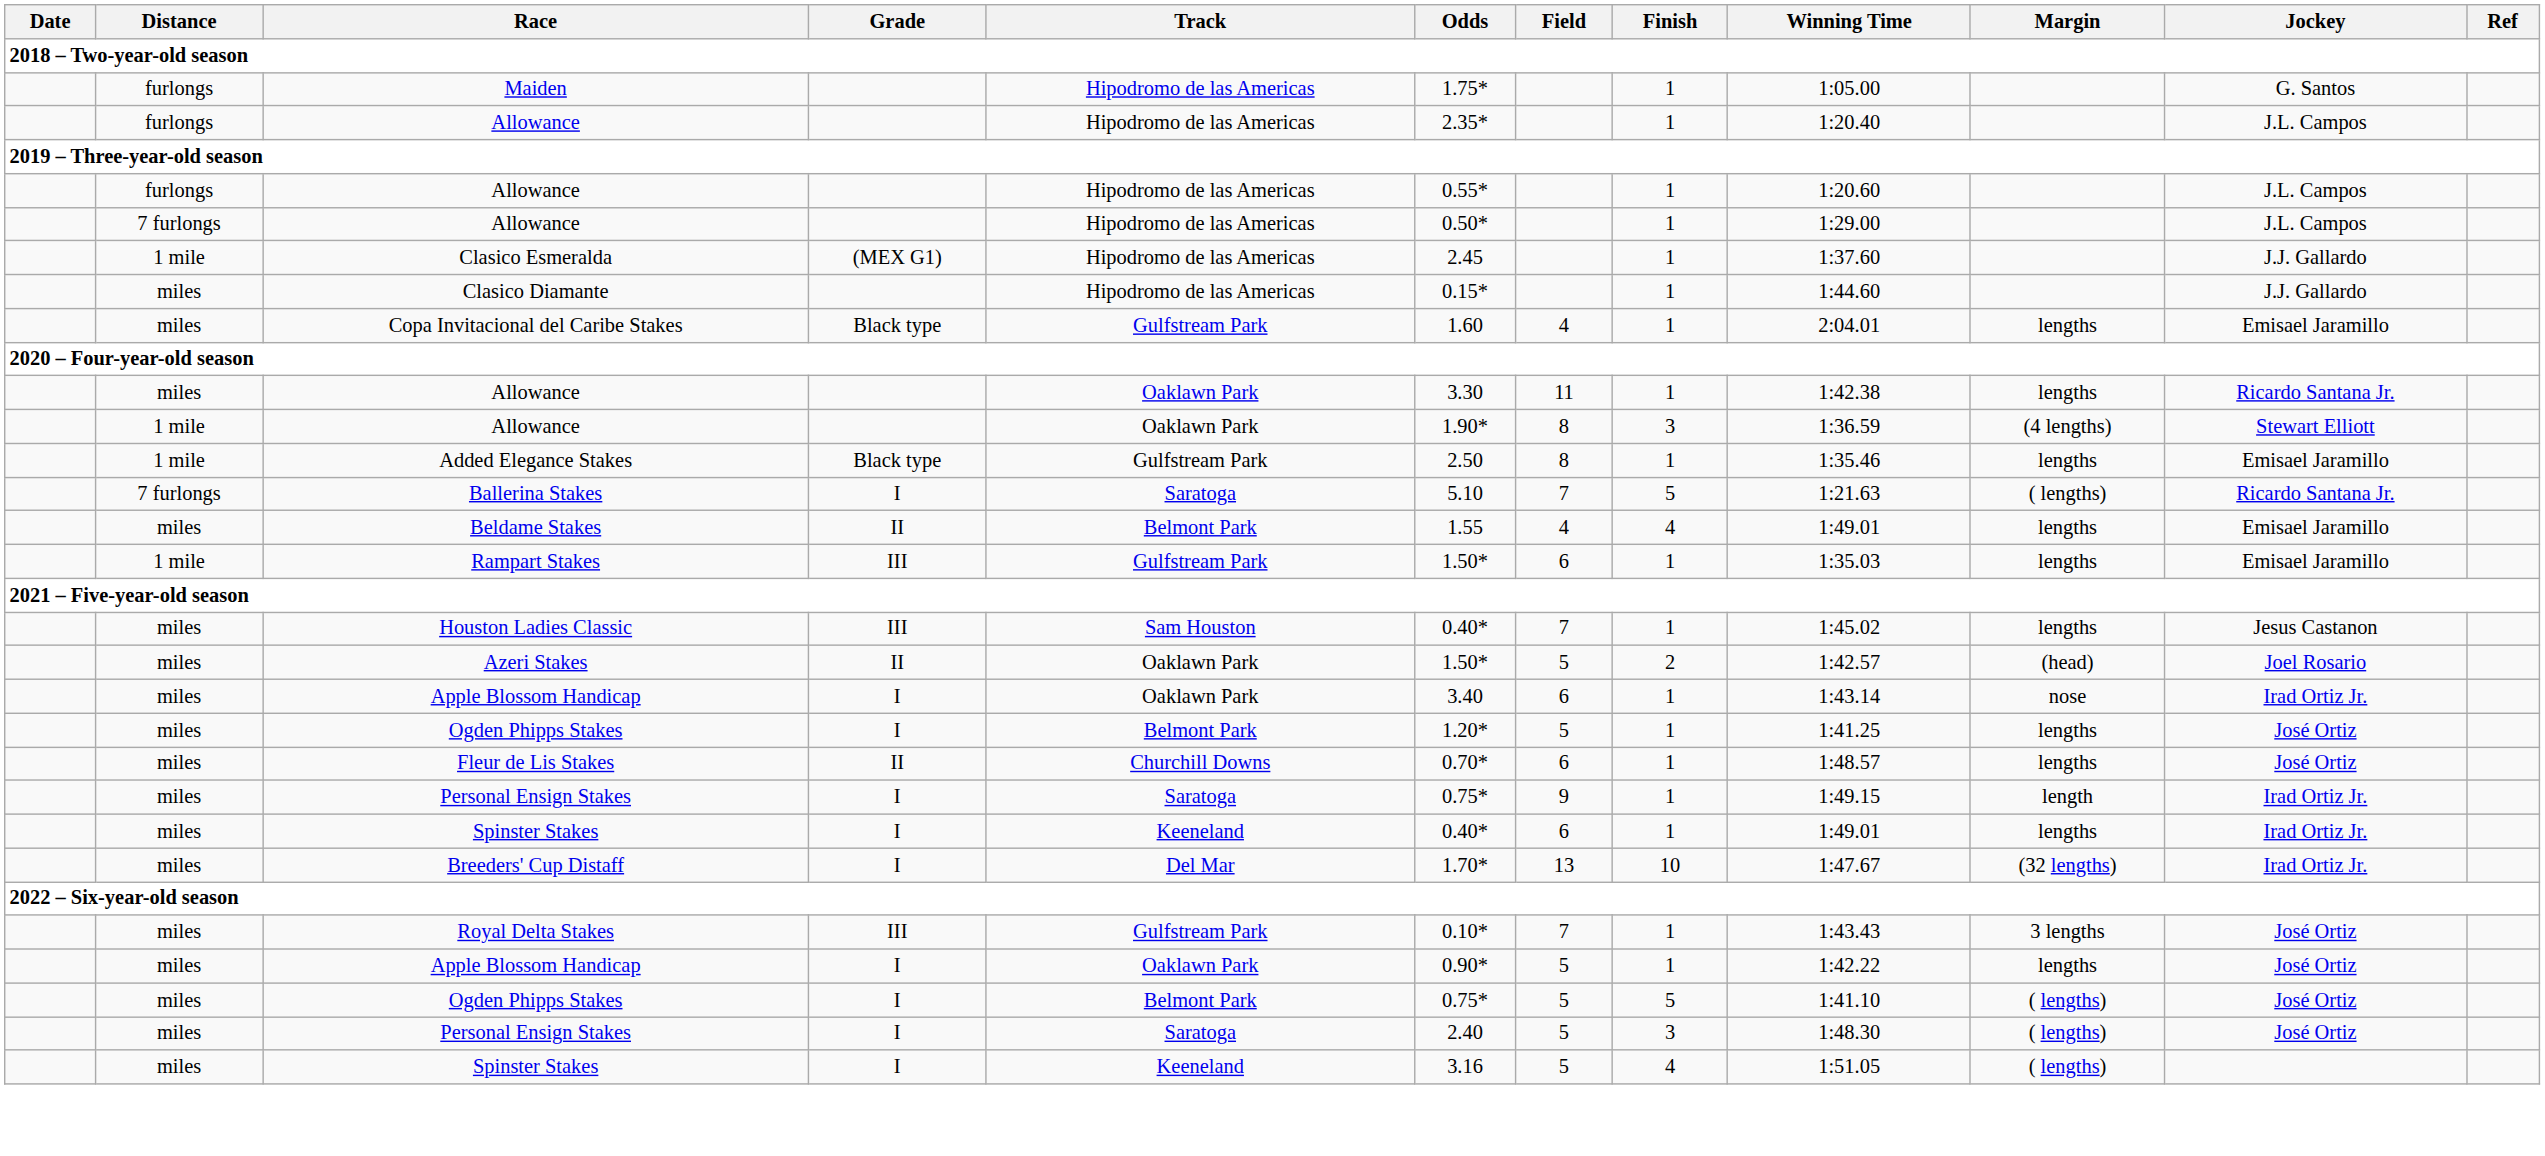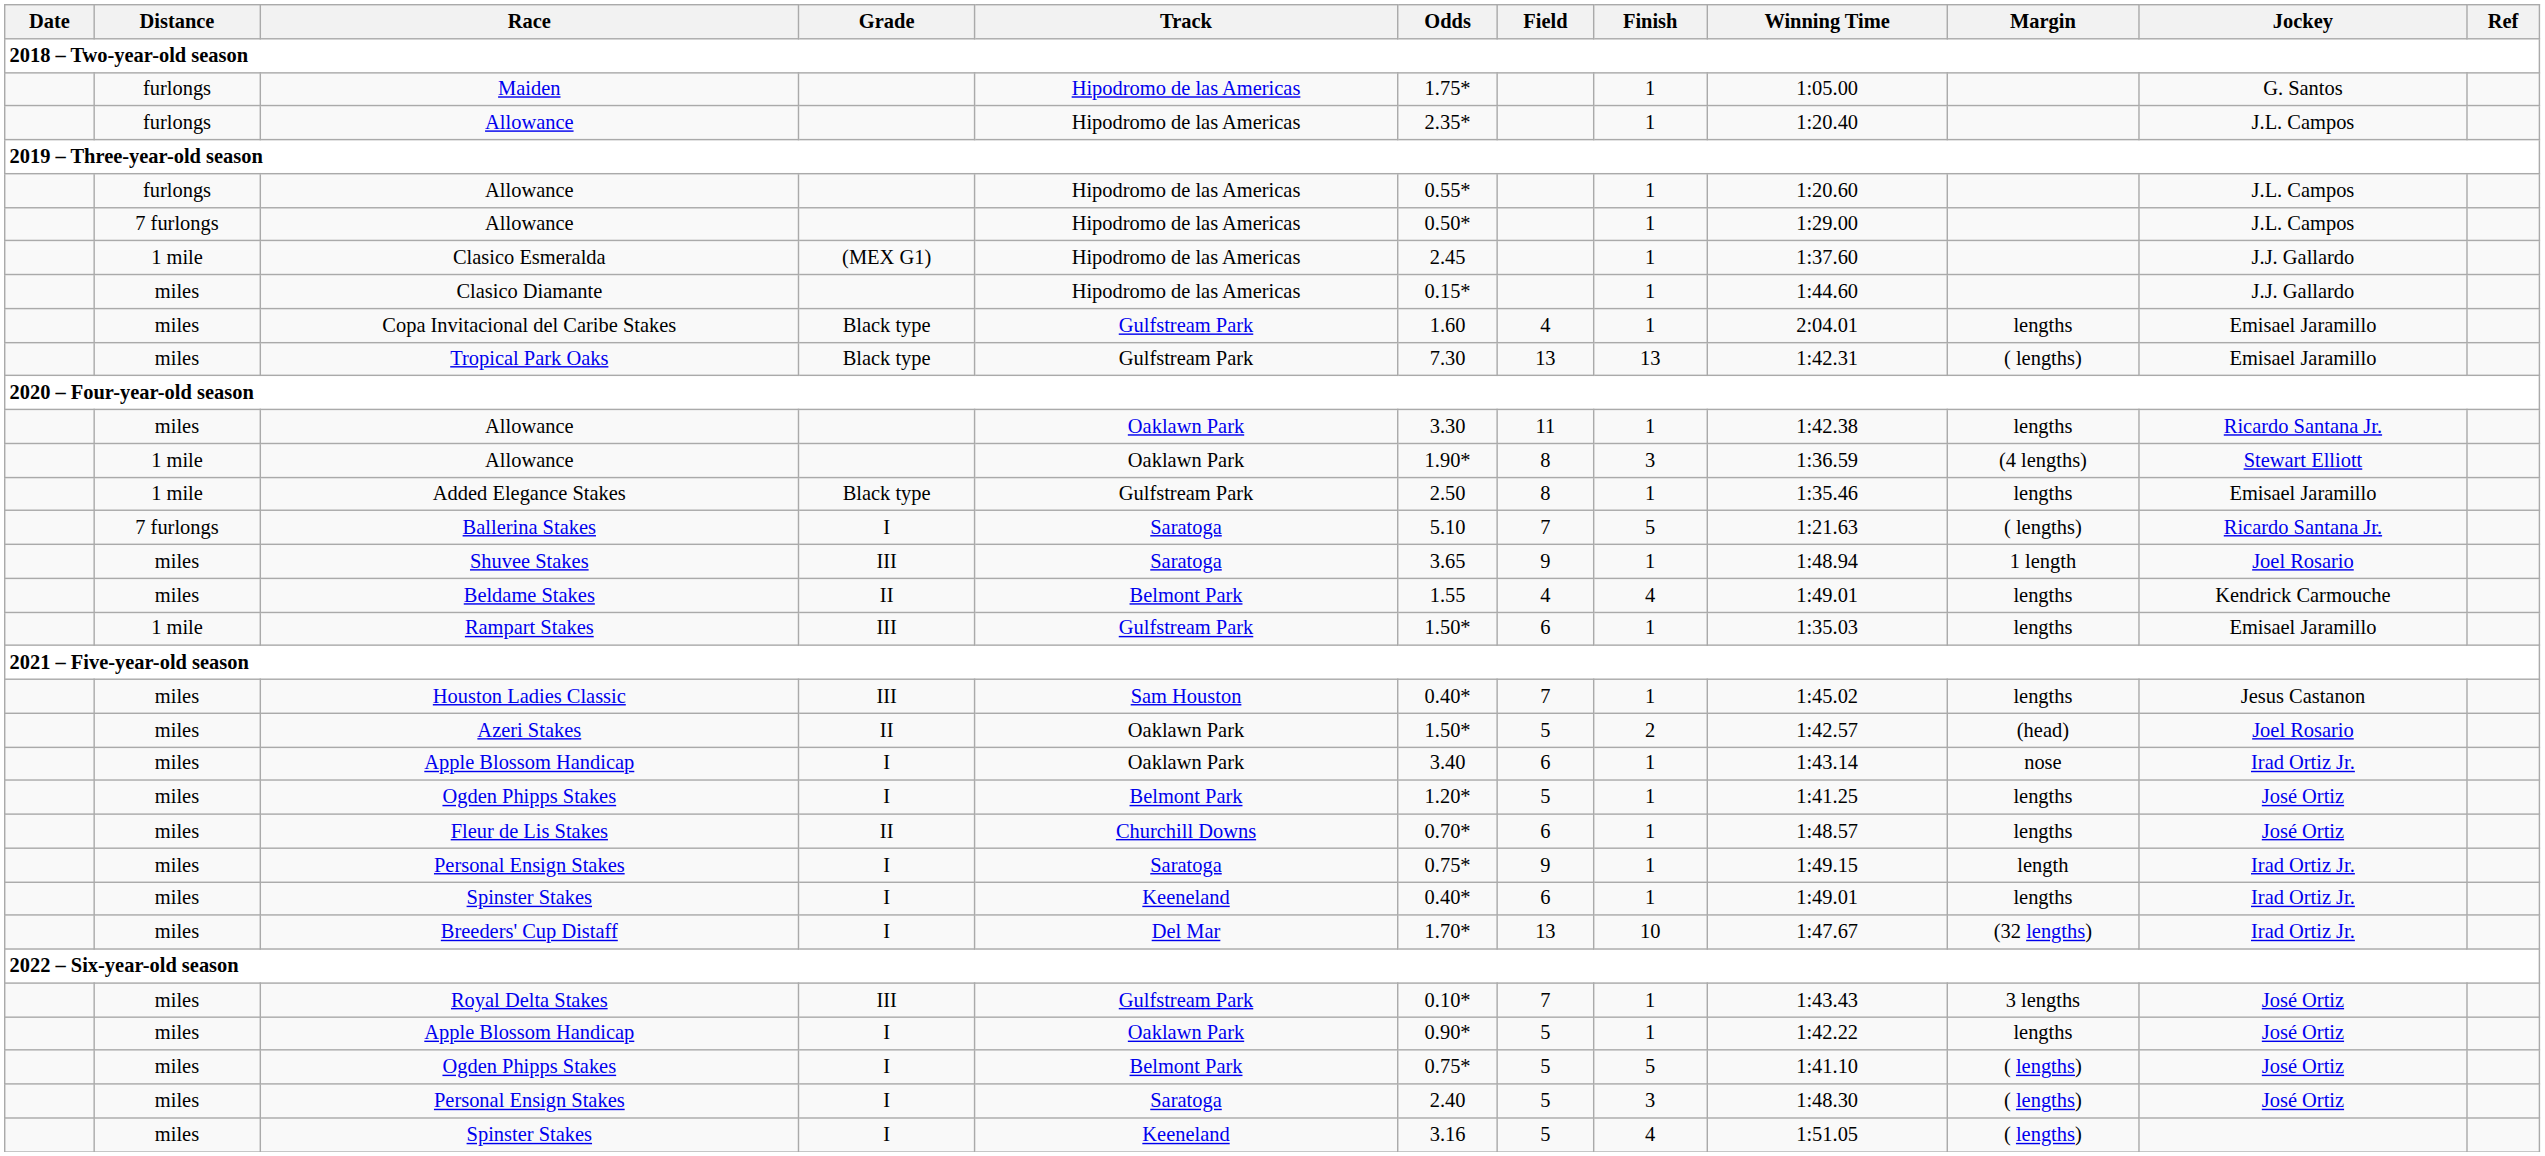+ row: (177, 359)
+ row: (177, 561)
(2315, 527) Emisael Jaramillo -> (2303, 595) Kendrick Carmouche
